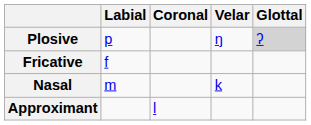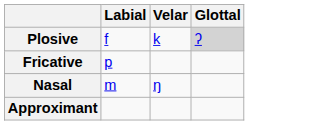- column: (181, 16)
(108, 39) p -> (106, 39) f
(219, 39) ŋ -> (157, 39) k
(106, 62) f -> (108, 62) p
(218, 85) k -> (157, 85) ŋ
